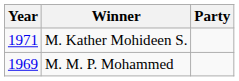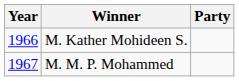(23, 40) 1971 -> (23, 40) 1966
(23, 64) 1969 -> (23, 64) 1967
